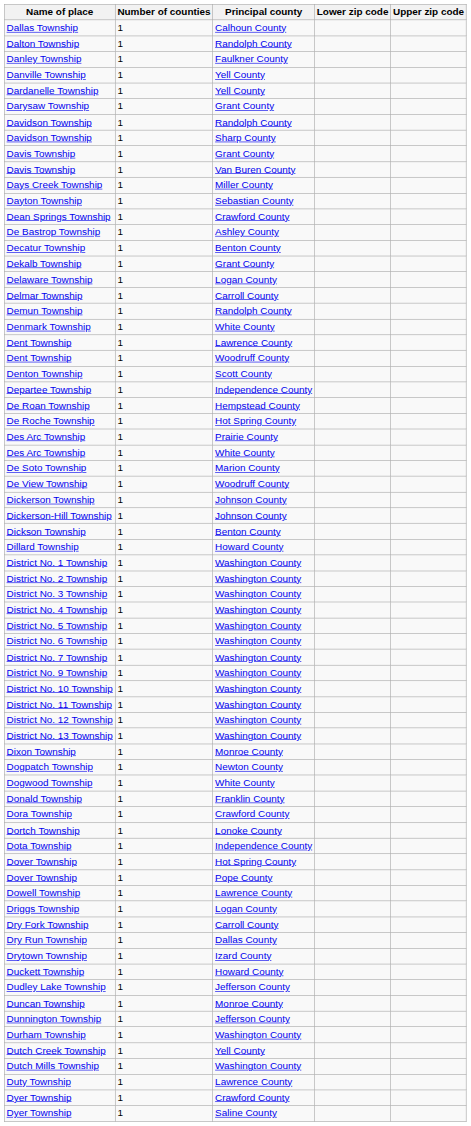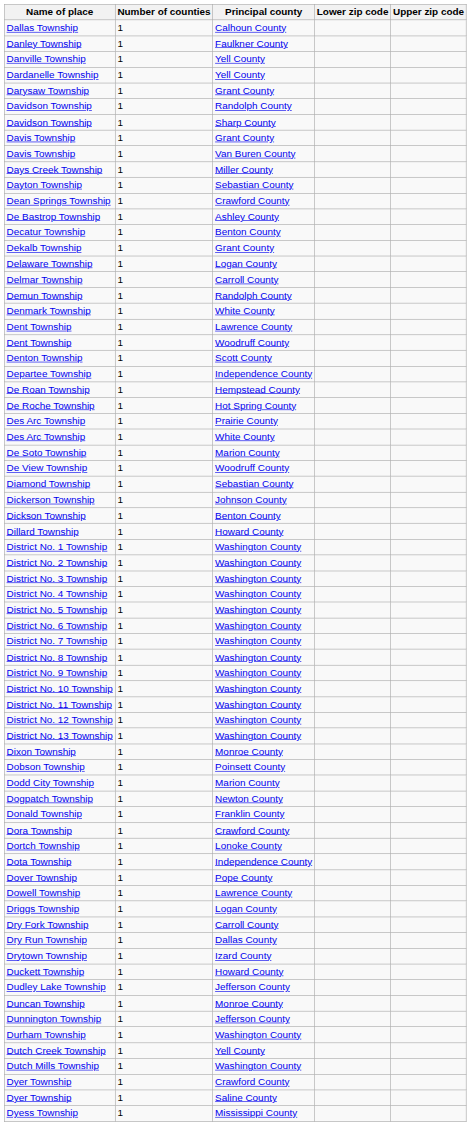- row: (43, 43)
+ row: (48, 484)
- row: (59, 515)
+ row: (57, 657)
+ row: (46, 767)
+ row: (50, 783)
- row: (50, 783)
- row: (42, 861)
- row: (39, 1082)
+ row: (42, 1113)
